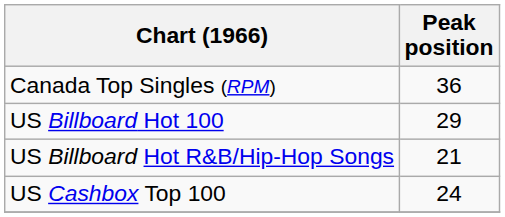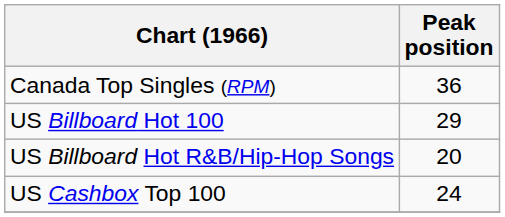(449, 157) 21 -> (449, 157) 20
